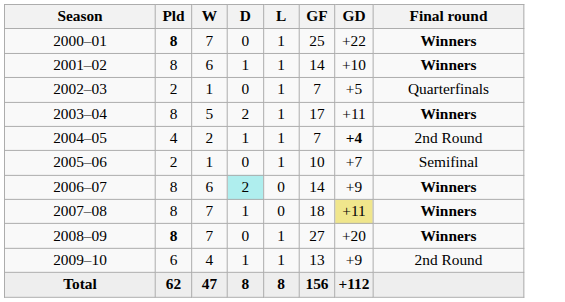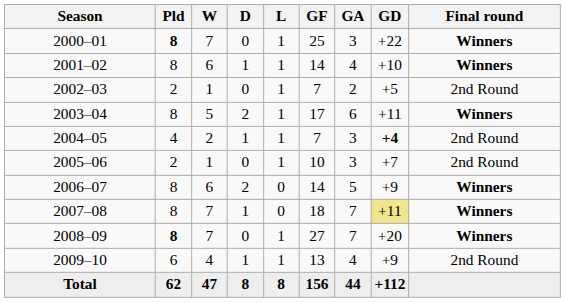+ column: (353, 16)
(449, 89) Quarterfinals -> (484, 89) 2nd Round
(449, 162) Semifinal -> (484, 162) 2nd Round
(245, 187) paleturquoise background -> (245, 187) no background
